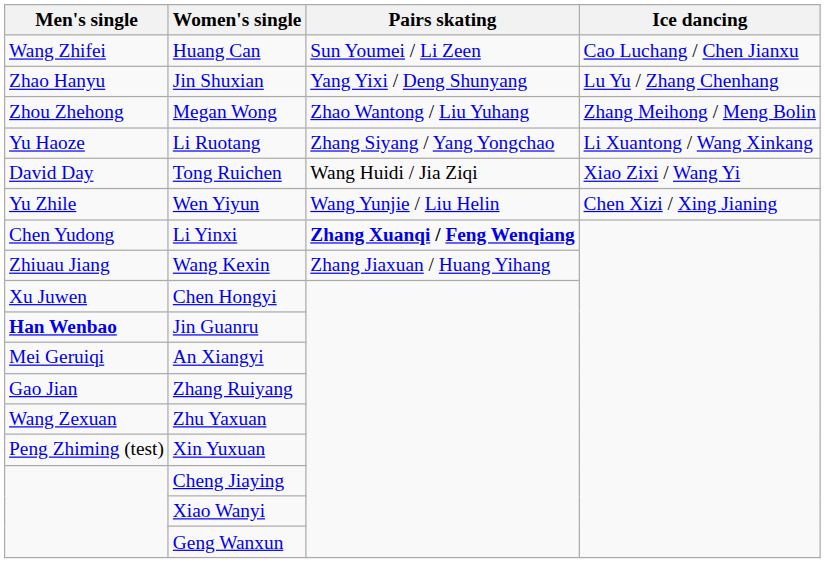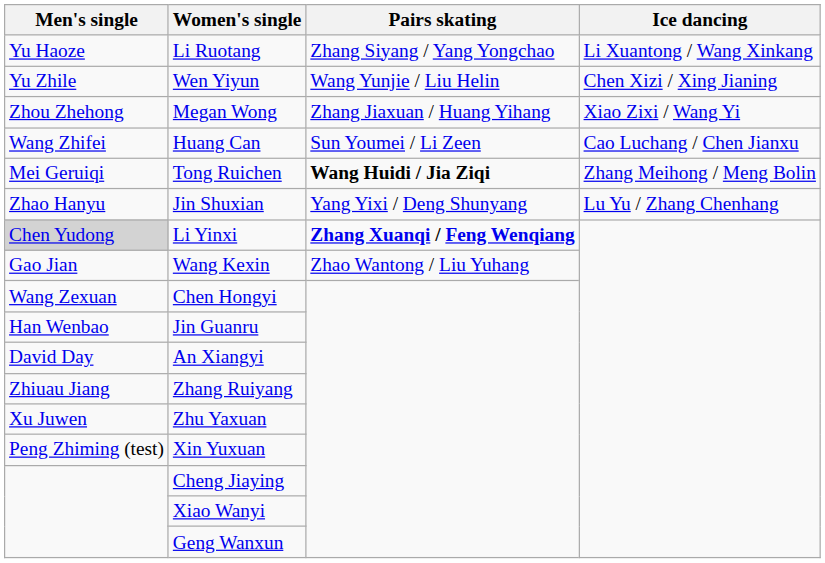rows swapped: (217, 50) <-> (217, 142)
rows swapped: (218, 81) <-> (216, 204)
(420, 111) Zhao Wantong / Liu Yuhang -> (430, 111) Zhang Jiaxuan / Huang Yihang
(700, 111) Zhang Meihong / Meng Bolin -> (662, 111) Xiao Zixi / Wang Yi
(51, 173) David Day -> (57, 173) Mei Geruiqi
(394, 173) normal -> (400, 173) bold
(662, 173) Xiao Zixi / Wang Yi -> (700, 173) Zhang Meihong / Meng Bolin
(62, 234) no background -> (62, 234) lightgrey background
(59, 265) Zhiuau Jiang -> (43, 265) Gao Jian
(430, 265) Zhang Jiaxuan / Huang Yihang -> (420, 265) Zhao Wantong / Liu Yuhang
(48, 296) Xu Juwen -> (63, 296) Wang Zexuan
(63, 326) bold -> (59, 326) normal
(57, 357) Mei Geruiqi -> (51, 357) David Day
(43, 388) Gao Jian -> (59, 388) Zhiuau Jiang
(63, 419) Wang Zexuan -> (48, 419) Xu Juwen
